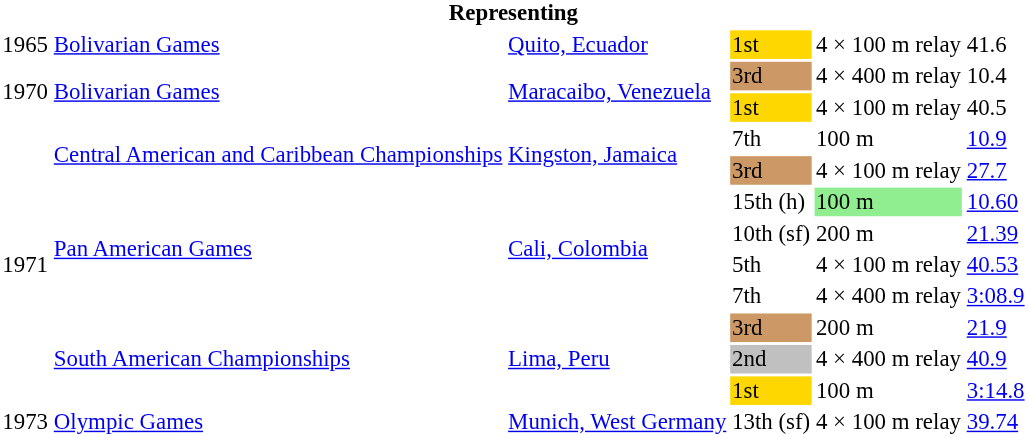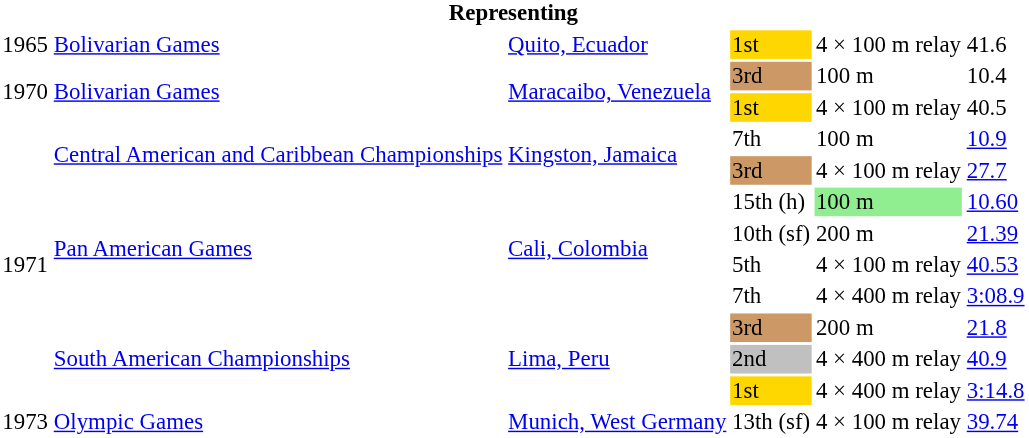(888, 75) 4 × 400 m relay -> (845, 75) 100 m
(987, 327) 21.9 -> (987, 327) 21.8
(845, 390) 100 m -> (888, 390) 4 × 400 m relay
